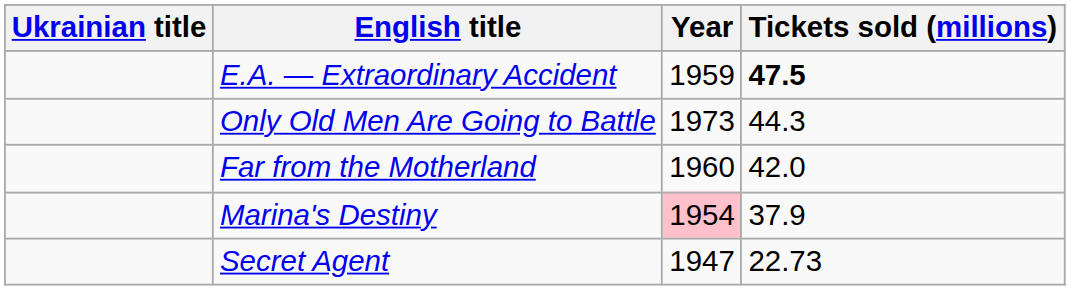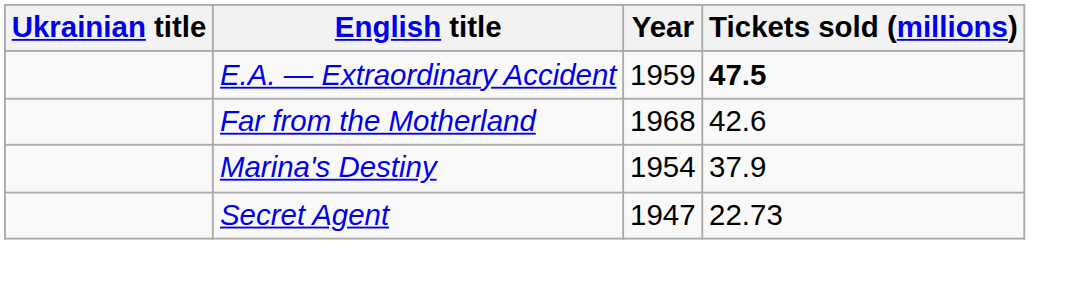- row: (438, 121)
(702, 167) 1960 -> (663, 121) 1968
(777, 167) 42.0 -> (738, 121) 42.6
(702, 214) pink background -> (663, 167) no background
